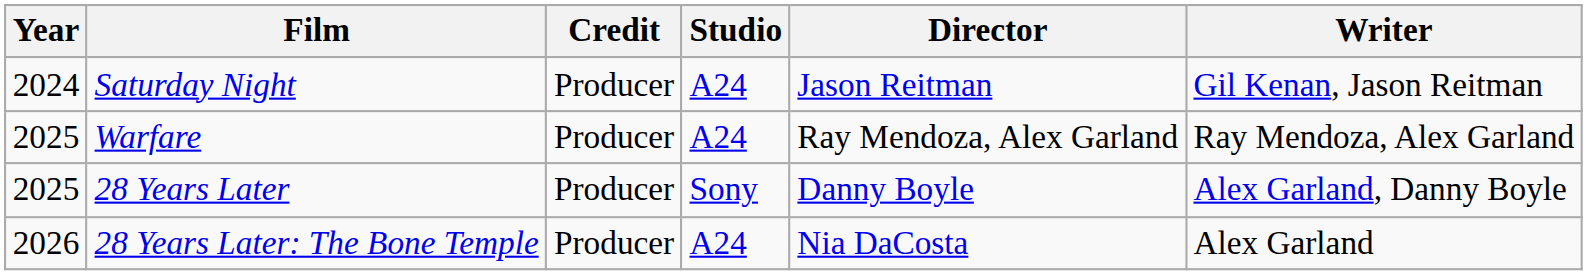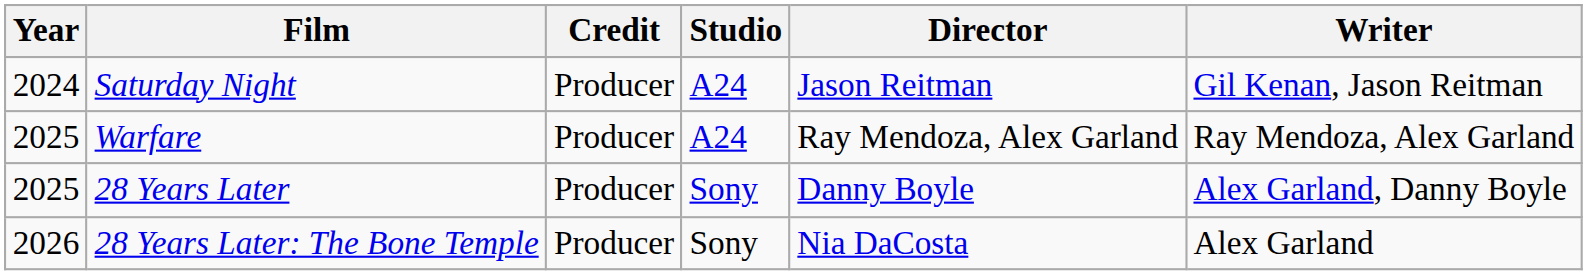(718, 242) A24 -> (724, 242) Sony
